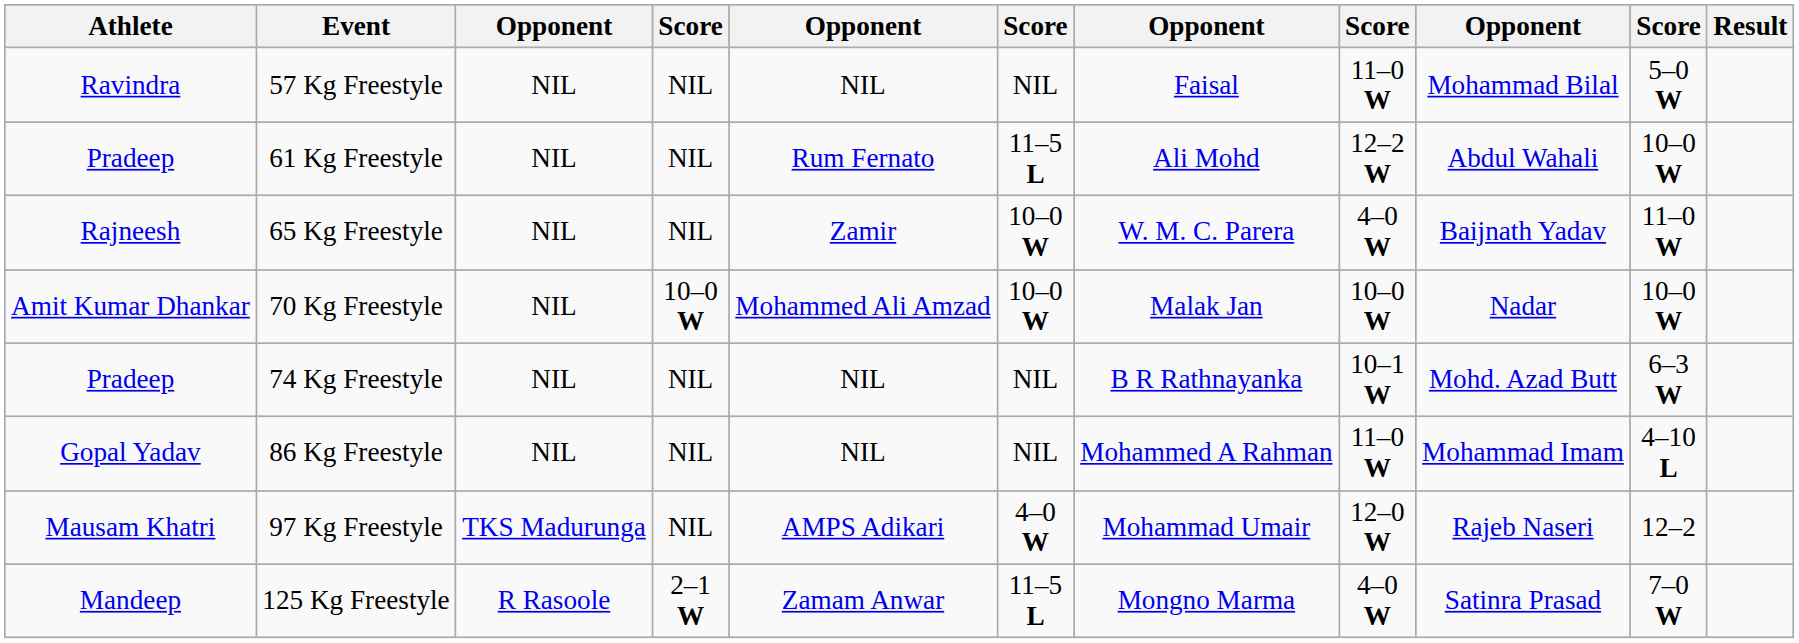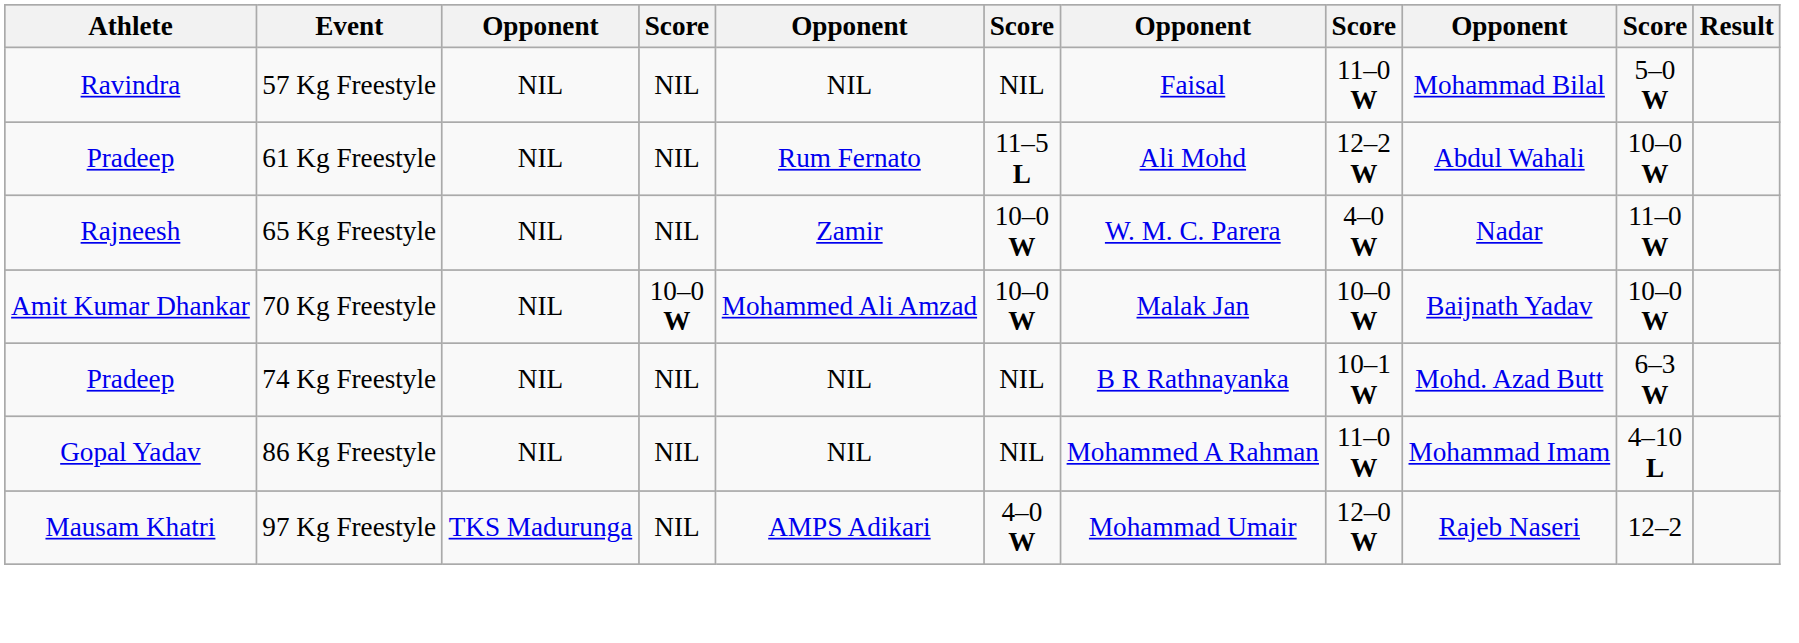(1523, 231) Baijnath Yadav -> (1509, 231) Nadar
(1523, 305) Nadar -> (1509, 305) Baijnath Yadav
- row: (356, 600)
